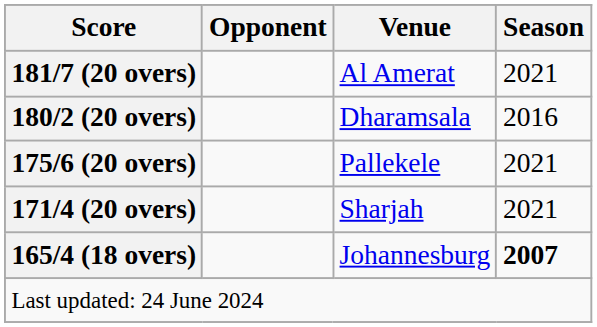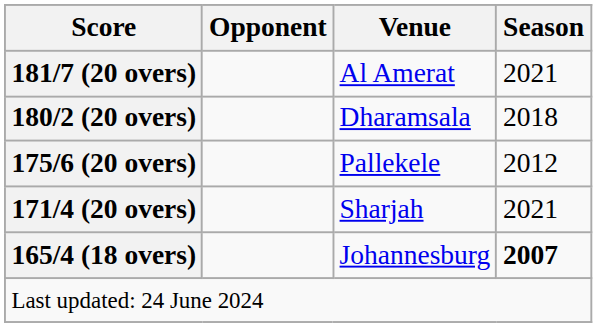(531, 118) 2016 -> (531, 118) 2018
(531, 163) 2021 -> (531, 163) 2012
